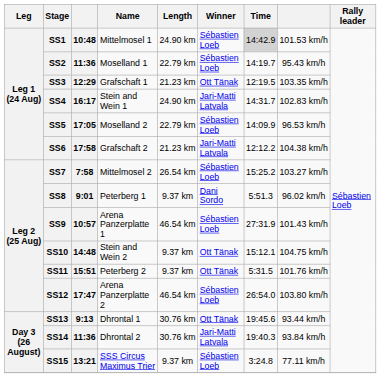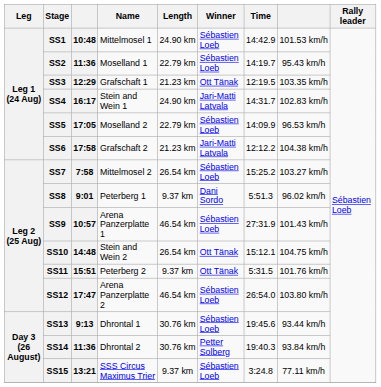(261, 40) lightgrey background -> (261, 40) no background
(178, 253) 9.37 km -> (178, 253) 26.54 km
(219, 319) Ott Tänak -> (219, 324) Sébastien Loeb
(218, 338) Jari-Matti Latvala -> (215, 347) Petter Solberg
